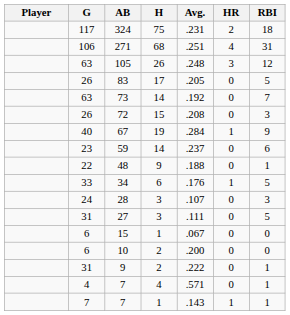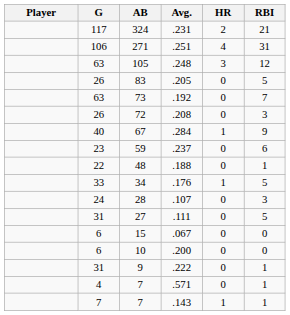- column: (159, 13)
(267, 30) 18 -> (265, 30) 21
